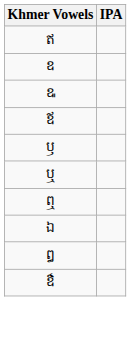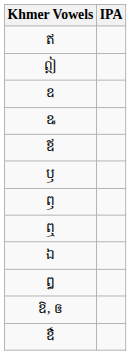+ row: (50, 65)
- row: (50, 173)
+ row: (50, 200)
+ row: (50, 308)
